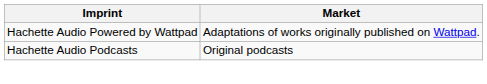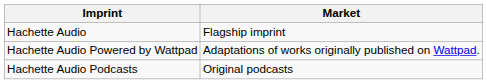+ row: (47, 32)
